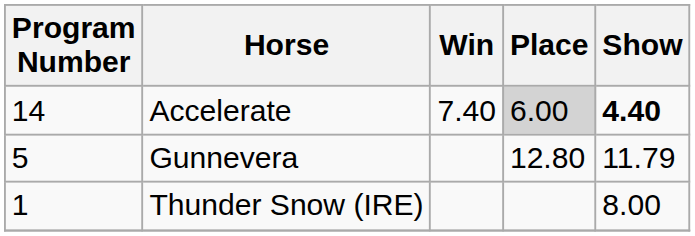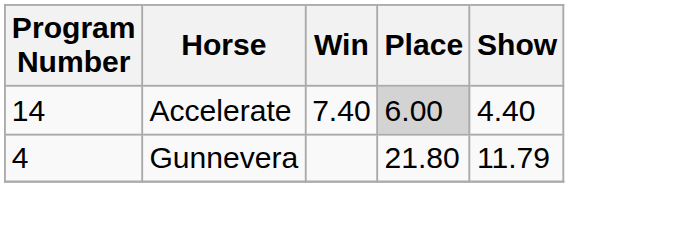(632, 109) bold -> (506, 109) normal
(20, 157) 5 -> (20, 157) 4
(548, 157) 12.80 -> (422, 157) 21.80
- row: (287, 205)
